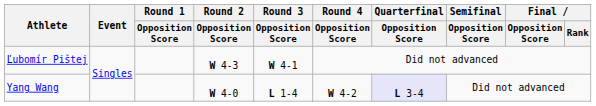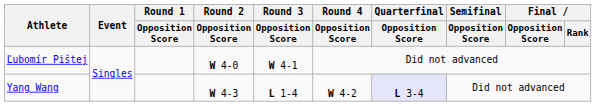(224, 66) W 4-3 -> (224, 66) W 4-0
(224, 93) W 4-0 -> (224, 93) W 4-3
